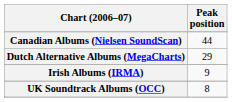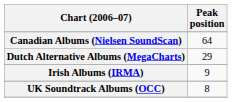(207, 40) 44 -> (207, 40) 64
